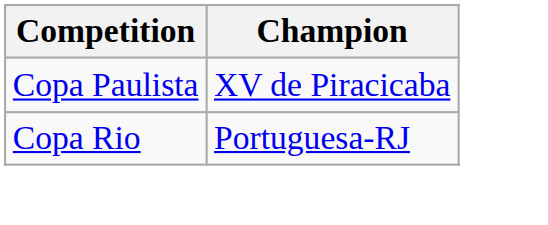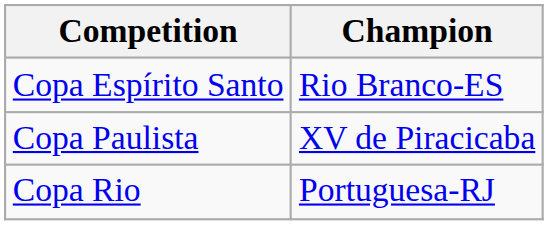+ row: (148, 84)
